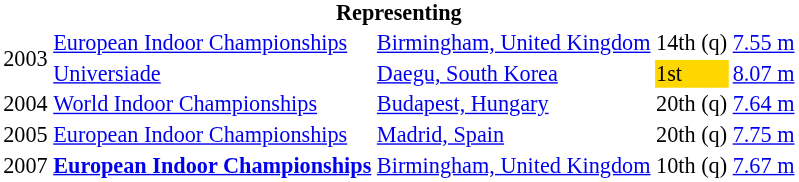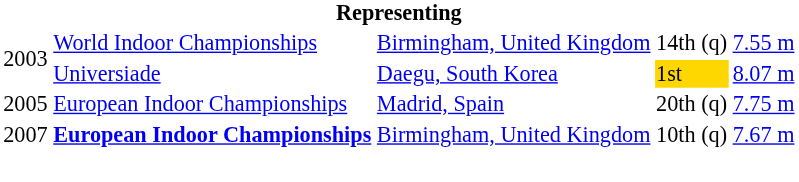(200, 43) European Indoor Championships -> (185, 43) World Indoor Championships
- row: (25, 104)
